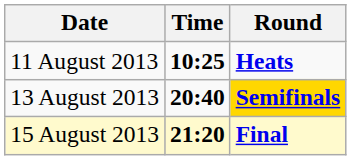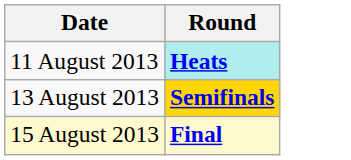- column: (197, 23)
(264, 60) no background -> (199, 60) paleturquoise background
